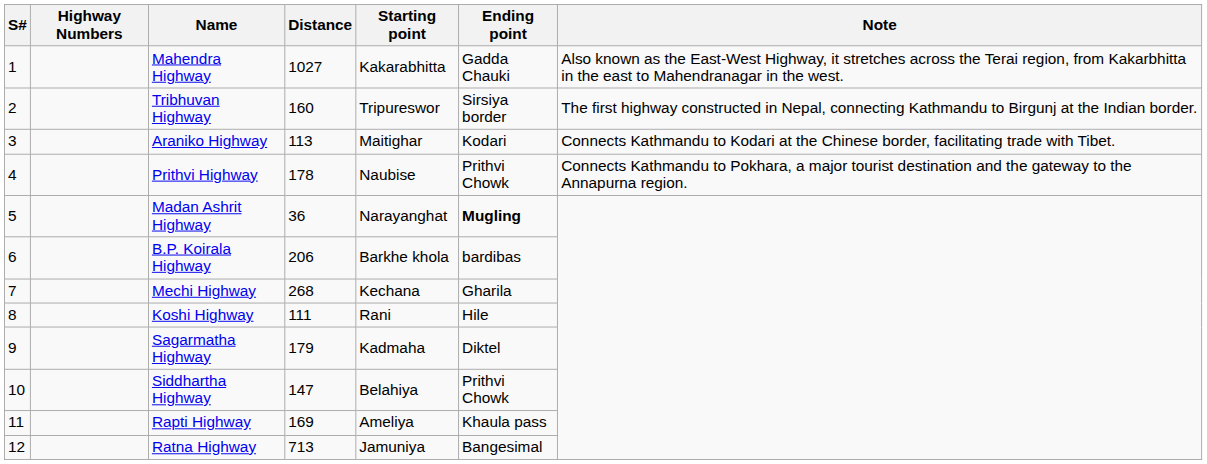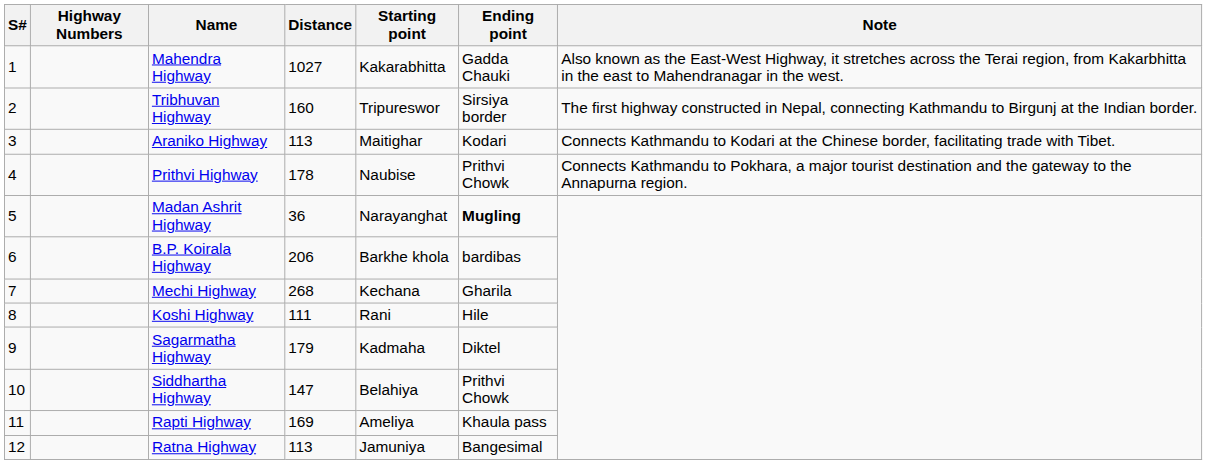(301, 447) 713 -> (300, 447) 113
